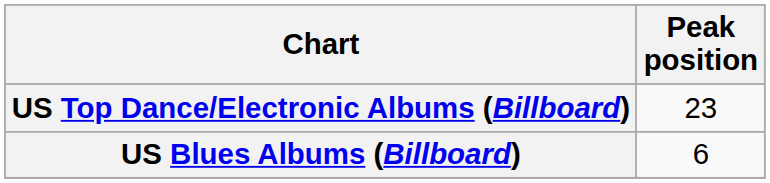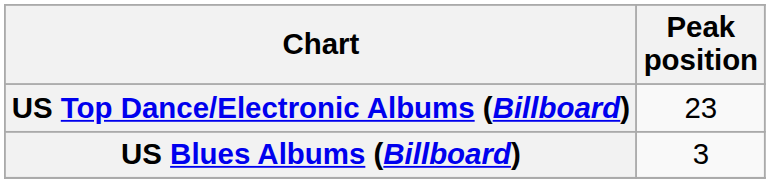(701, 154) 6 -> (701, 154) 3
